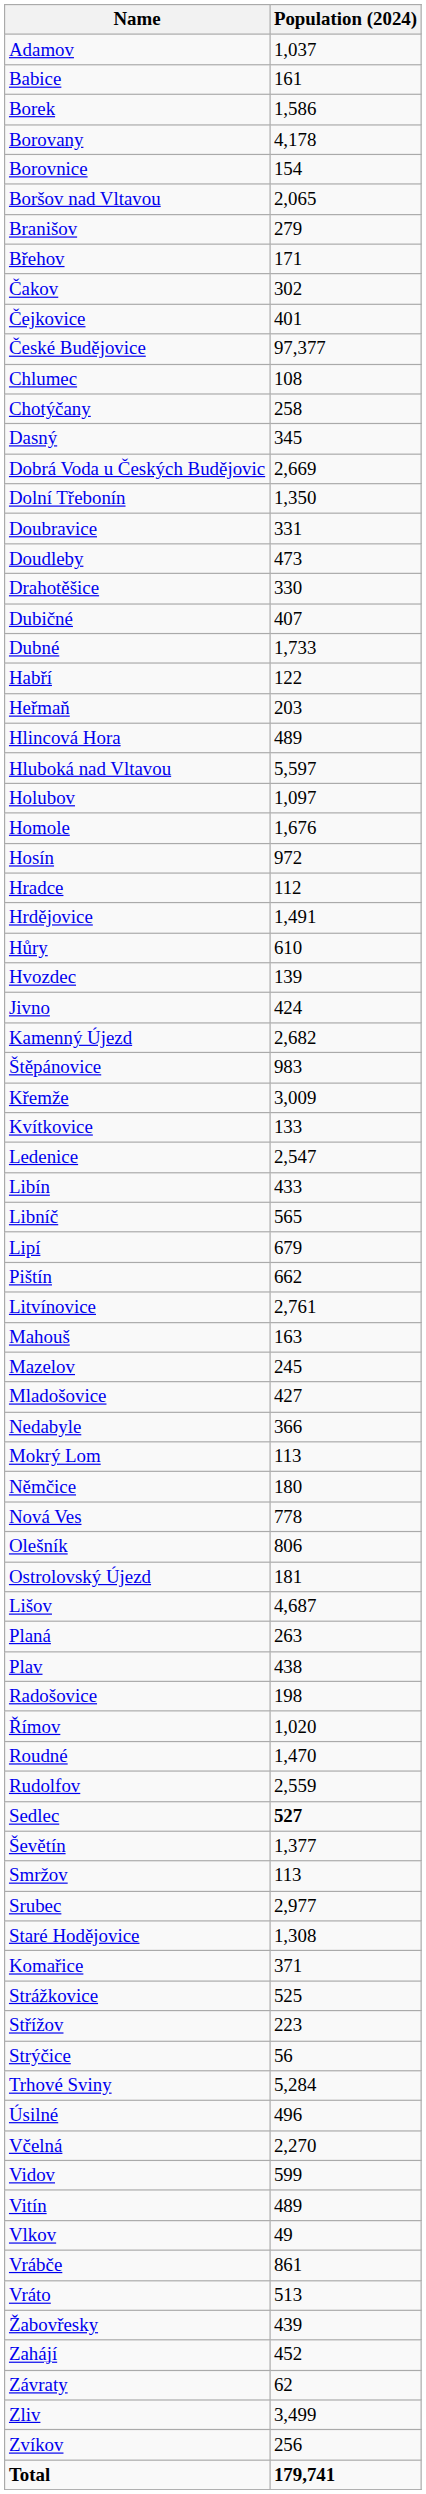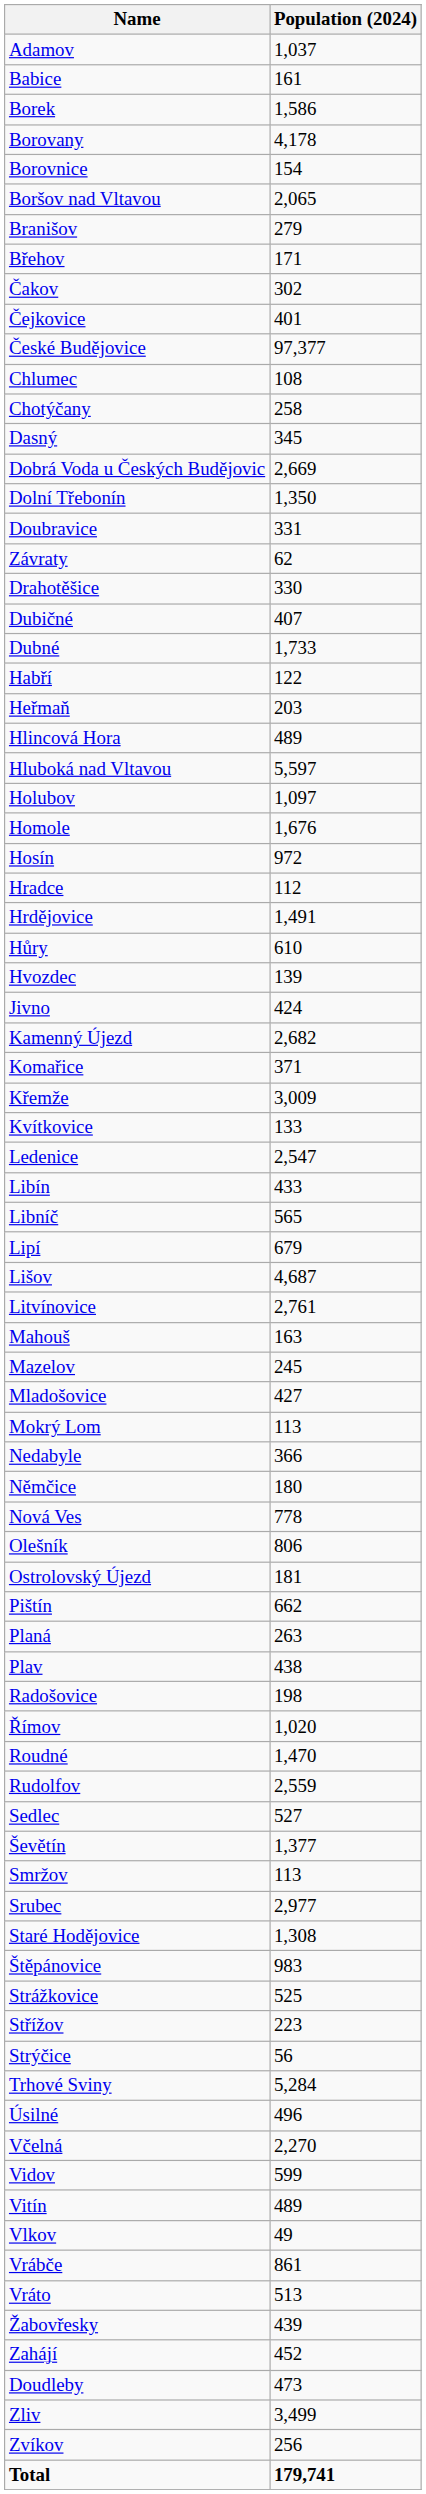rows swapped: (46, 558) <-> (38, 2384)
rows swapped: (46, 1965) <-> (55, 1067)
rows swapped: (30, 1606) <-> (30, 1277)
rows swapped: (55, 1456) <-> (45, 1426)
(288, 1816) bold -> (288, 1816) normal
